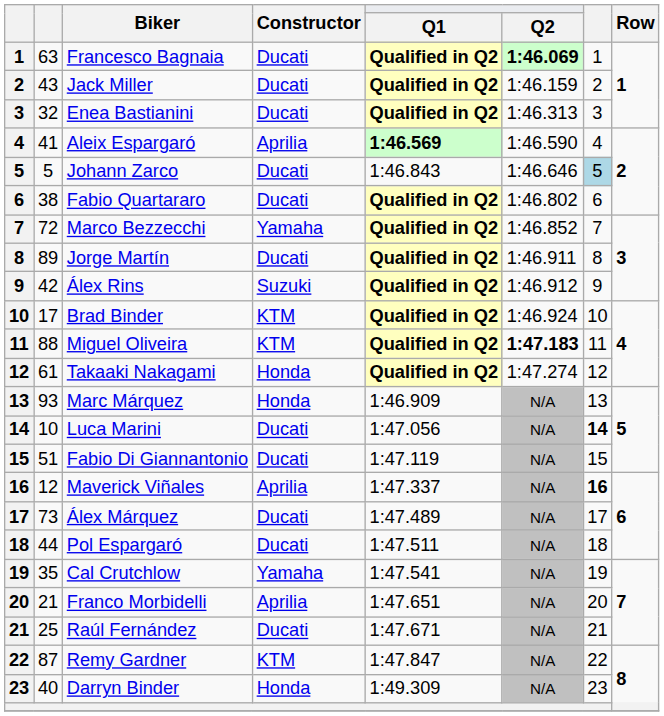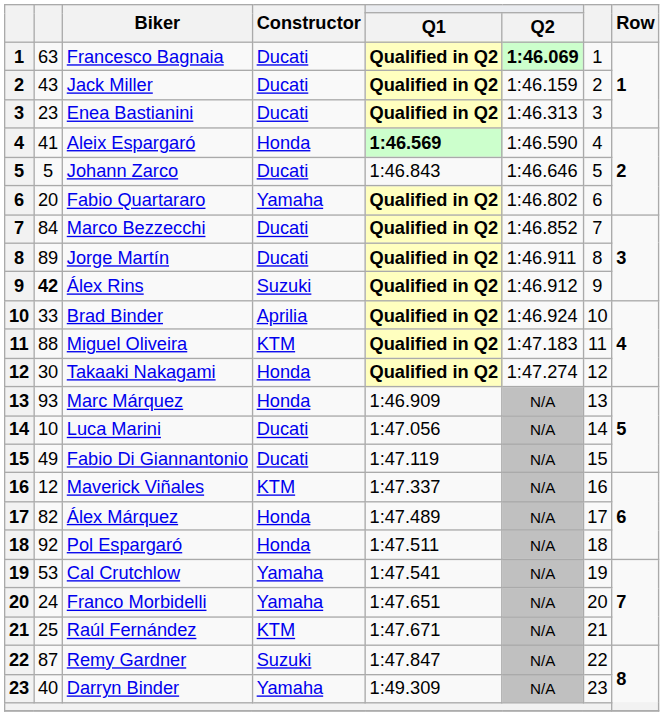(48, 113) 32 -> (48, 113) 23
(282, 142) Aprilia -> (284, 142) Honda
(597, 171) lightblue background -> (597, 171) no background
(48, 200) 38 -> (48, 200) 20
(282, 200) Ducati -> (290, 200) Yamaha
(48, 228) 72 -> (48, 228) 84
(290, 228) Yamaha -> (282, 228) Ducati
(48, 286) normal -> (48, 286) bold
(48, 315) 17 -> (48, 315) 33
(276, 315) KTM -> (282, 315) Aprilia
(543, 343) bold -> (542, 343) normal
(48, 372) 61 -> (48, 372) 30
(597, 429) bold -> (597, 429) normal
(48, 458) 51 -> (48, 458) 49
(282, 487) Aprilia -> (276, 487) KTM
(597, 487) bold -> (597, 487) normal
(48, 516) 73 -> (48, 516) 82
(282, 516) Ducati -> (284, 516) Honda
(48, 544) 44 -> (48, 544) 92
(282, 544) Ducati -> (284, 544) Honda
(48, 573) 35 -> (48, 573) 53
(48, 602) 21 -> (48, 602) 24
(282, 602) Aprilia -> (290, 602) Yamaha
(282, 631) Ducati -> (276, 631) KTM
(276, 659) KTM -> (284, 659) Suzuki
(284, 688) Honda -> (290, 688) Yamaha
